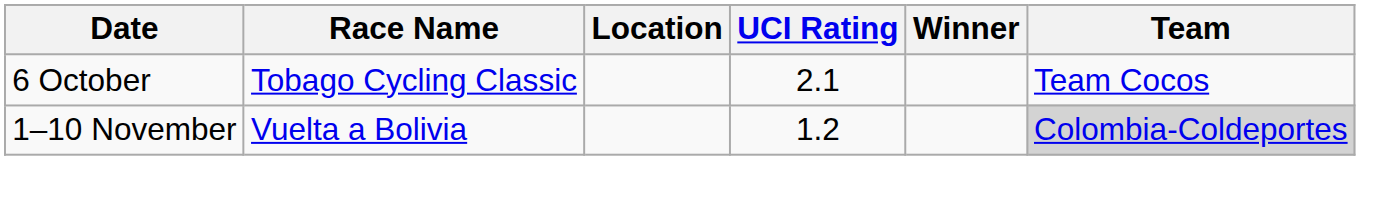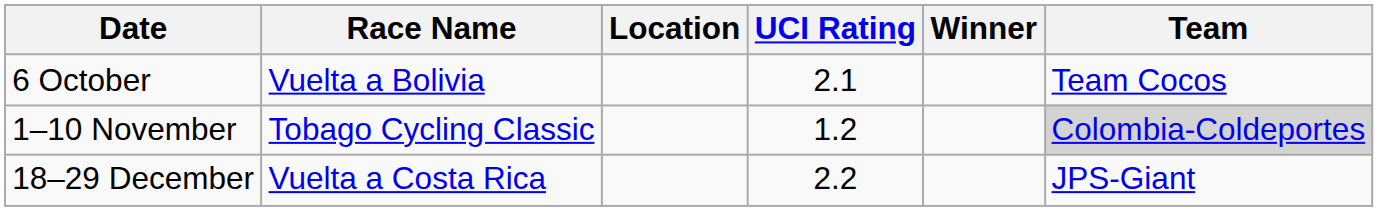(414, 79) Tobago Cycling Classic -> (377, 79) Vuelta a Bolivia
(359, 129) Vuelta a Bolivia -> (432, 129) Tobago Cycling Classic
+ row: (133, 179)
